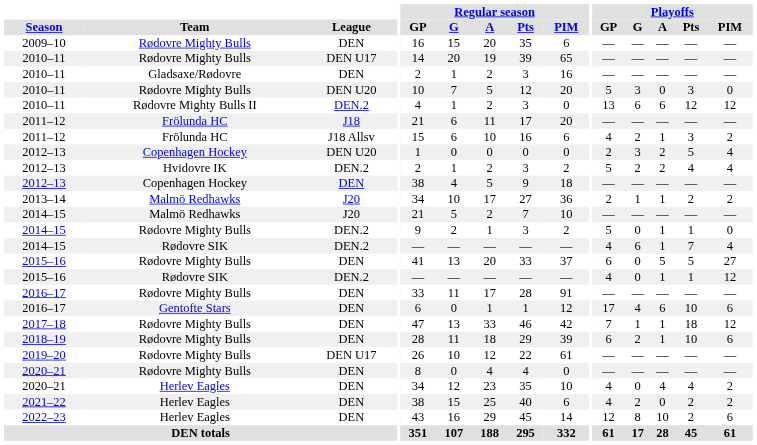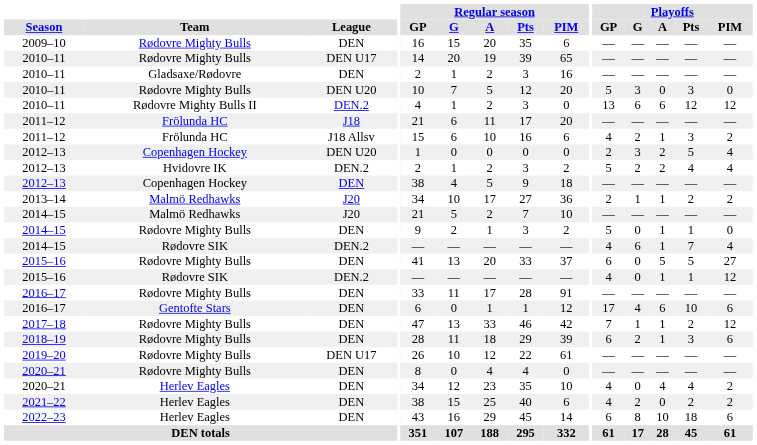(351, 230) DEN.2 -> (351, 230) DEN
(691, 323) 18 -> (691, 323) 2
(691, 339) 10 -> (691, 339) 3
(609, 417) 12 -> (609, 417) 6
(691, 417) 2 -> (691, 417) 18
